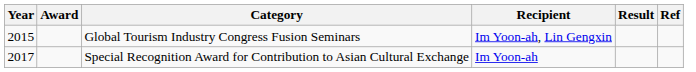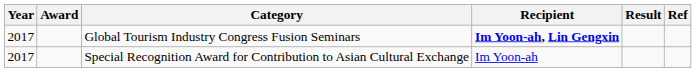(21, 36) 2015 -> (21, 36) 2017
(544, 36) normal -> (547, 36) bold
